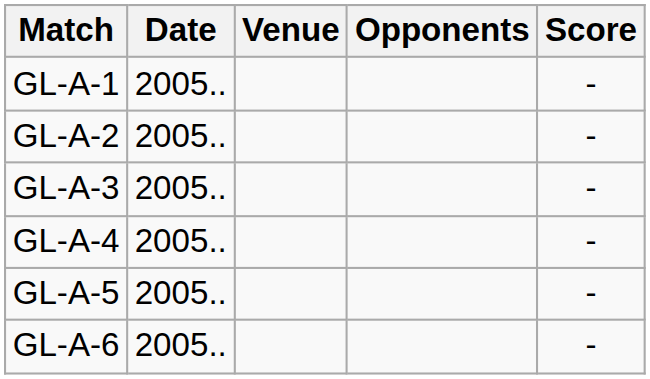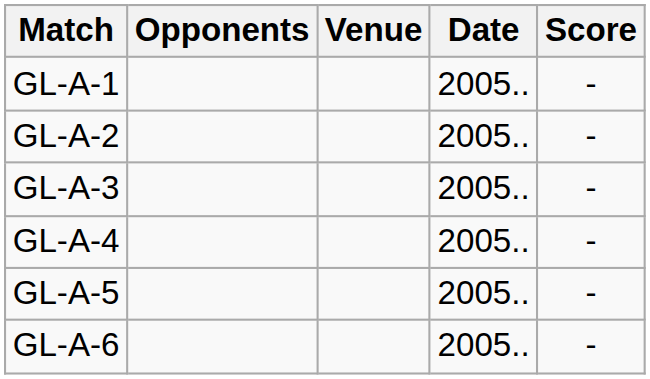columns swapped: (181, 30) <-> (442, 30)
